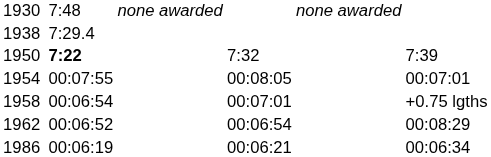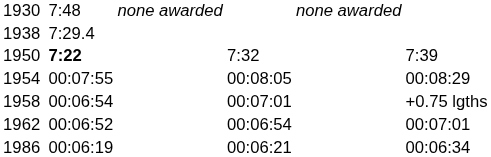(438, 79) 00:07:01 -> (438, 79) 00:08:29
(438, 124) 00:08:29 -> (438, 124) 00:07:01
